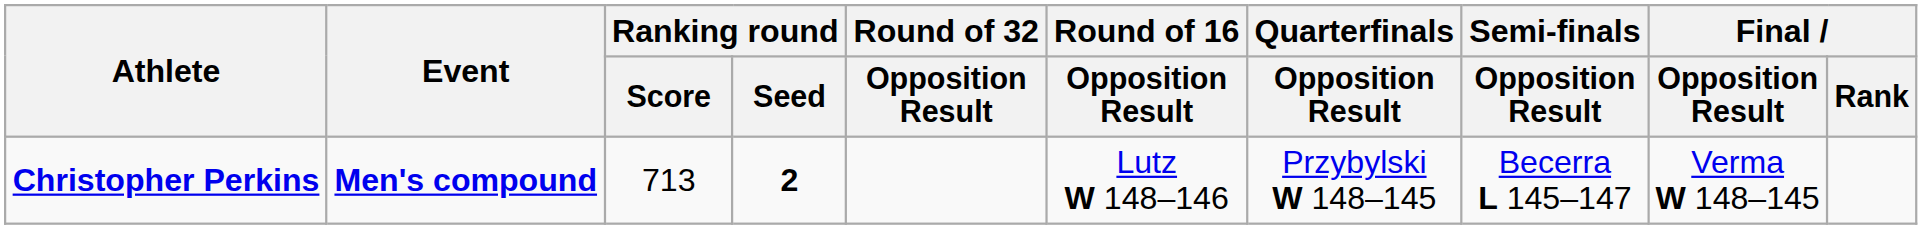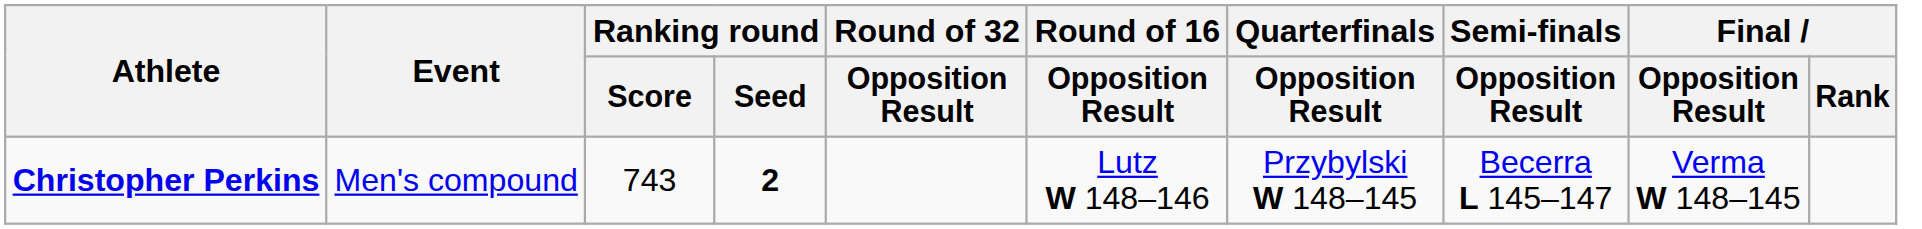(466, 181) bold -> (456, 181) normal
(669, 181) 713 -> (650, 181) 743
